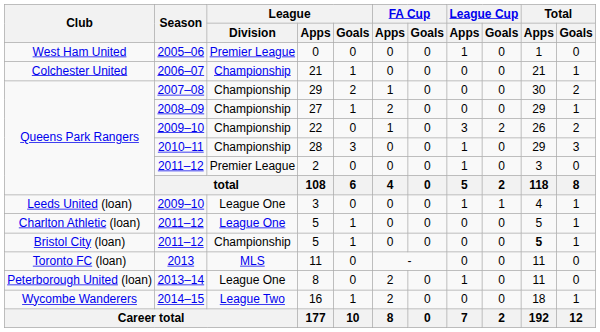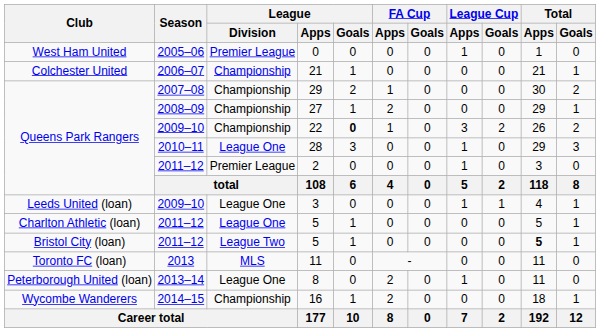(353, 128) normal -> (353, 128) bold
(252, 147) Championship -> (252, 147) League One
(252, 242) Championship -> (252, 242) League Two
(252, 299) League Two -> (252, 299) Championship
